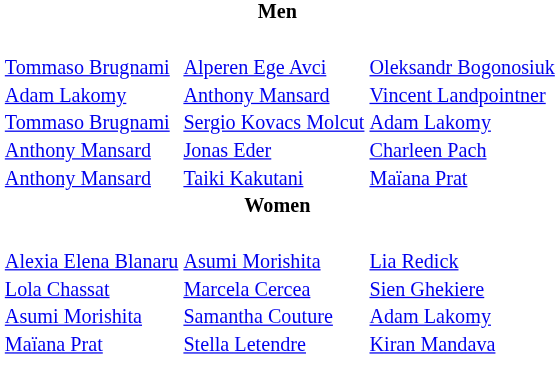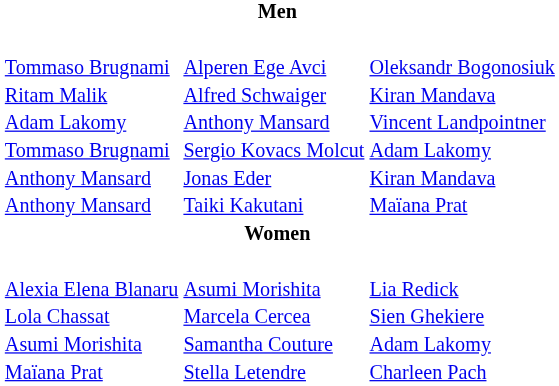+ row: (56, 95)
(428, 150) Charleen Pach -> (432, 178) Kiran Mandava
(432, 344) Kiran Mandava -> (428, 372) Charleen Pach
